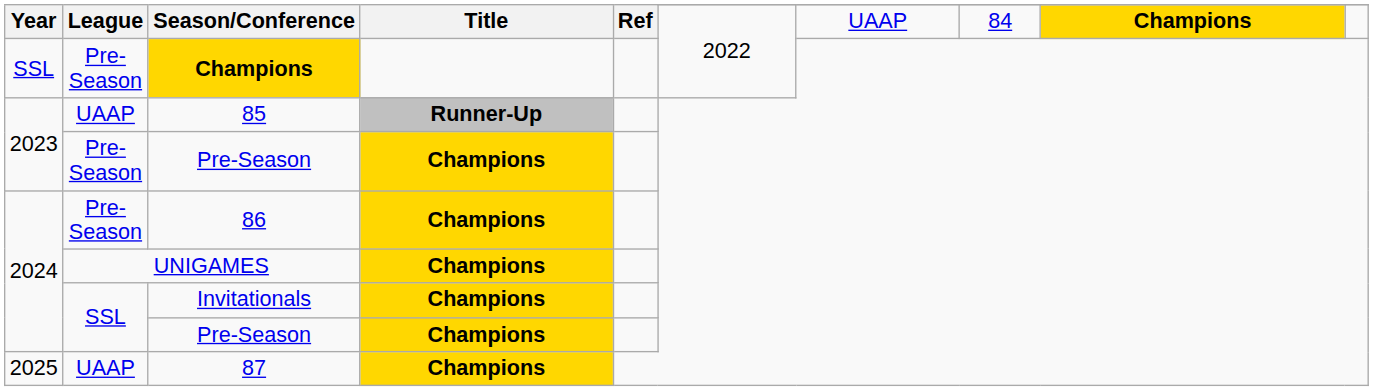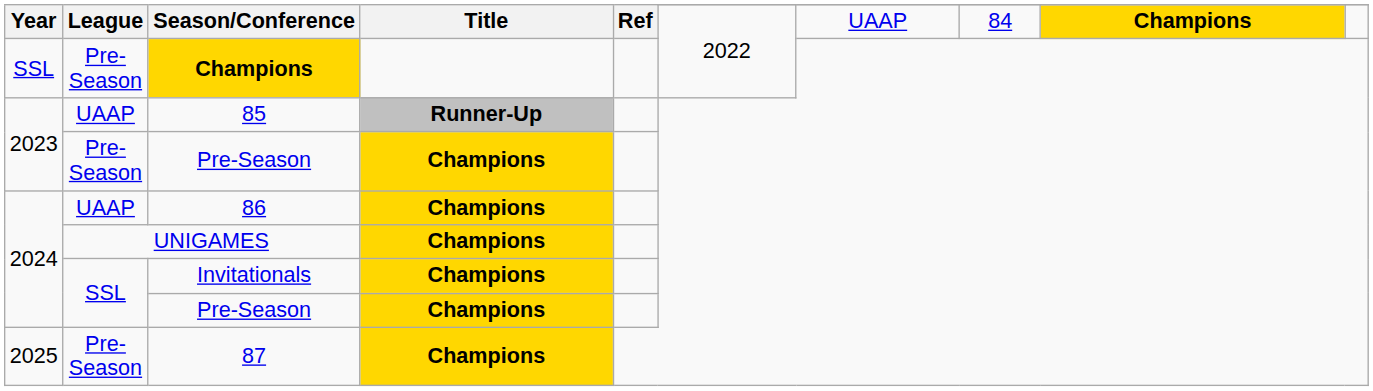(105, 219) Pre-Season -> (105, 207) UAAP
(105, 368) UAAP -> (105, 356) Pre-Season
